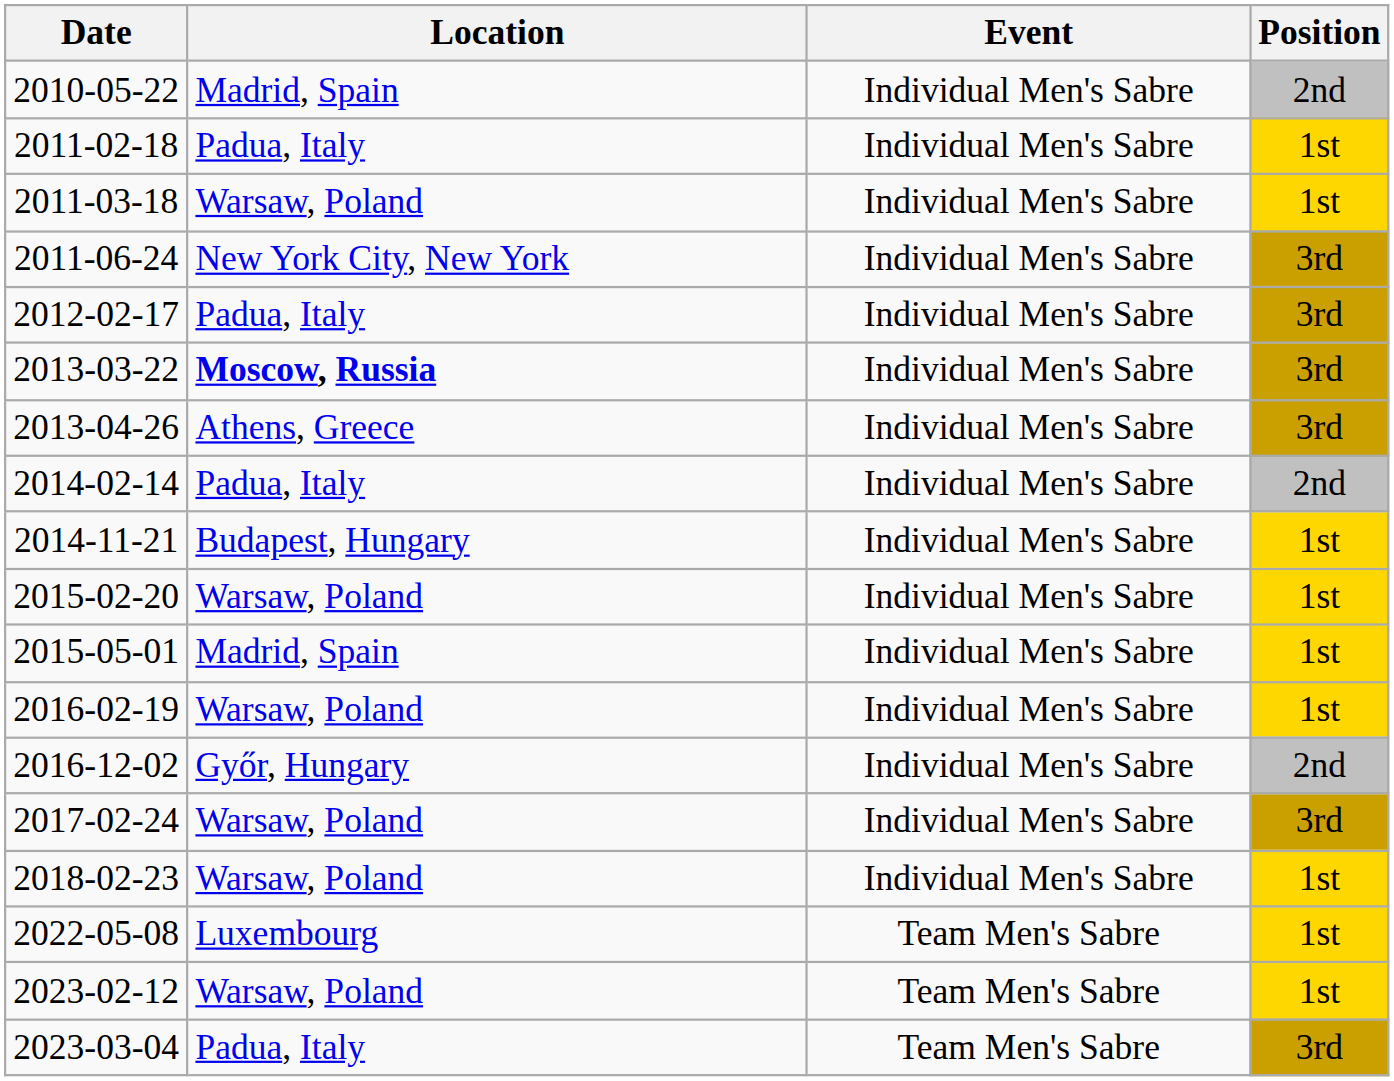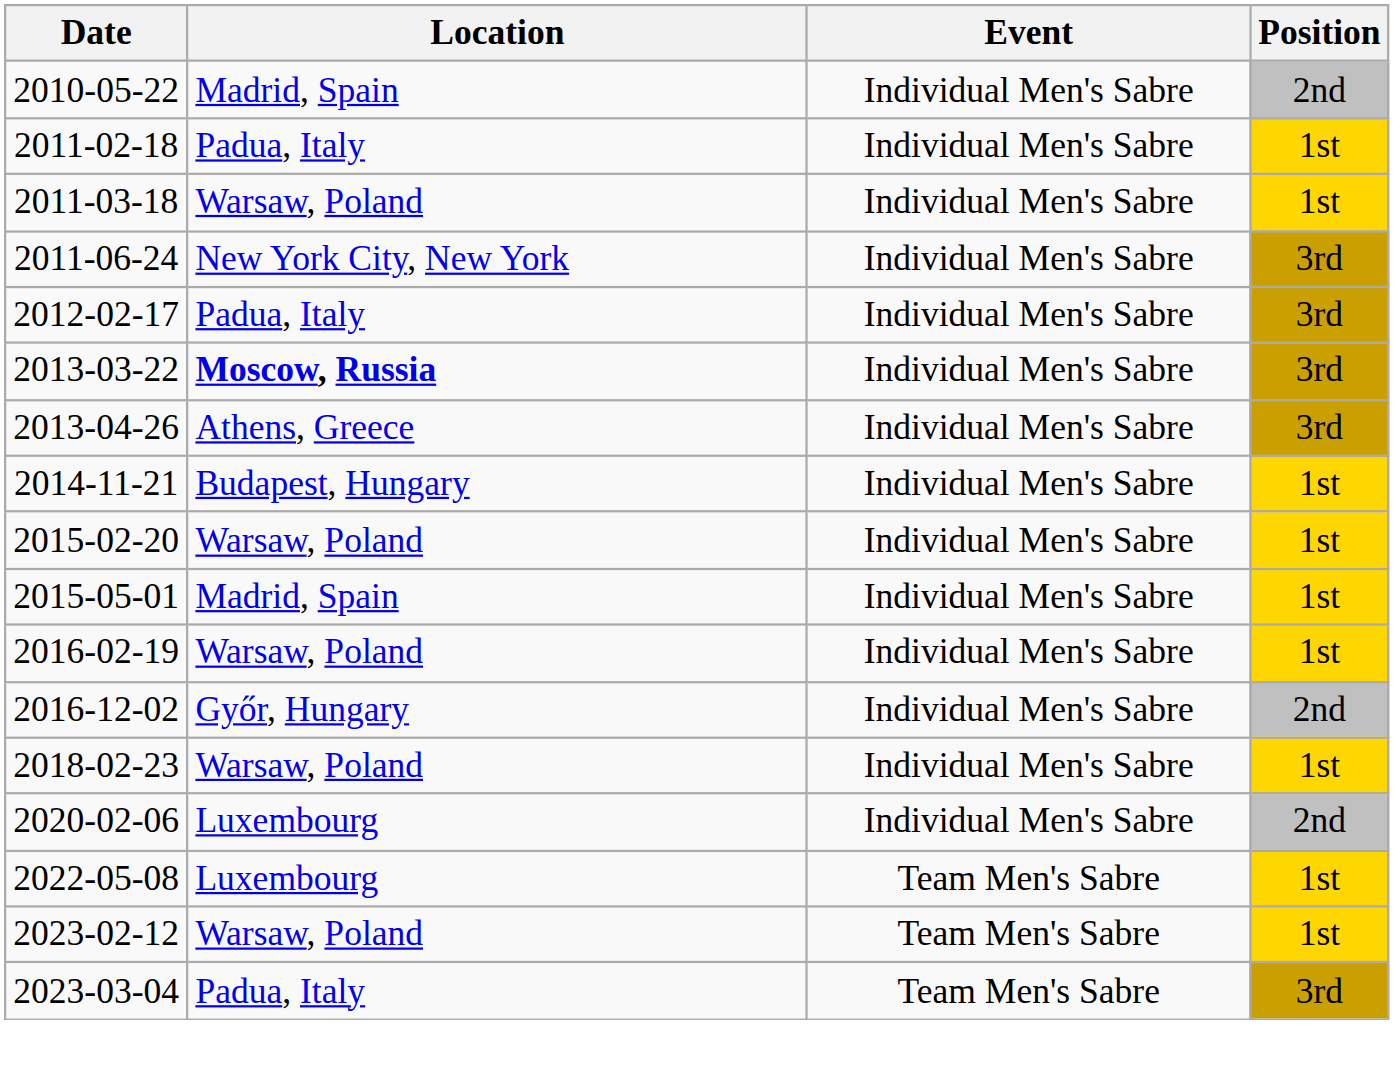- row: (96, 483)
- row: (96, 821)
+ row: (96, 821)
